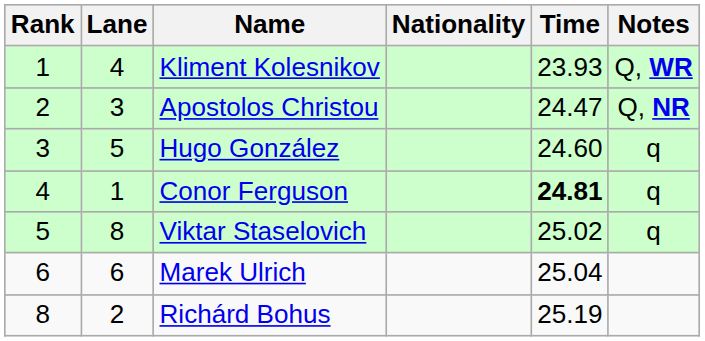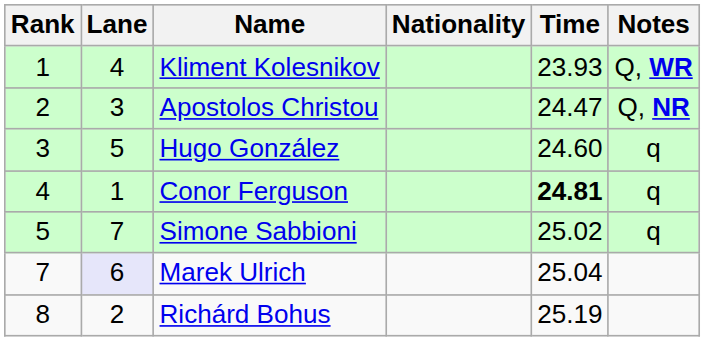+ row: (258, 231)
- row: (263, 231)
(43, 273) 6 -> (43, 273) 7
(117, 273) no background -> (117, 273) lavender background
